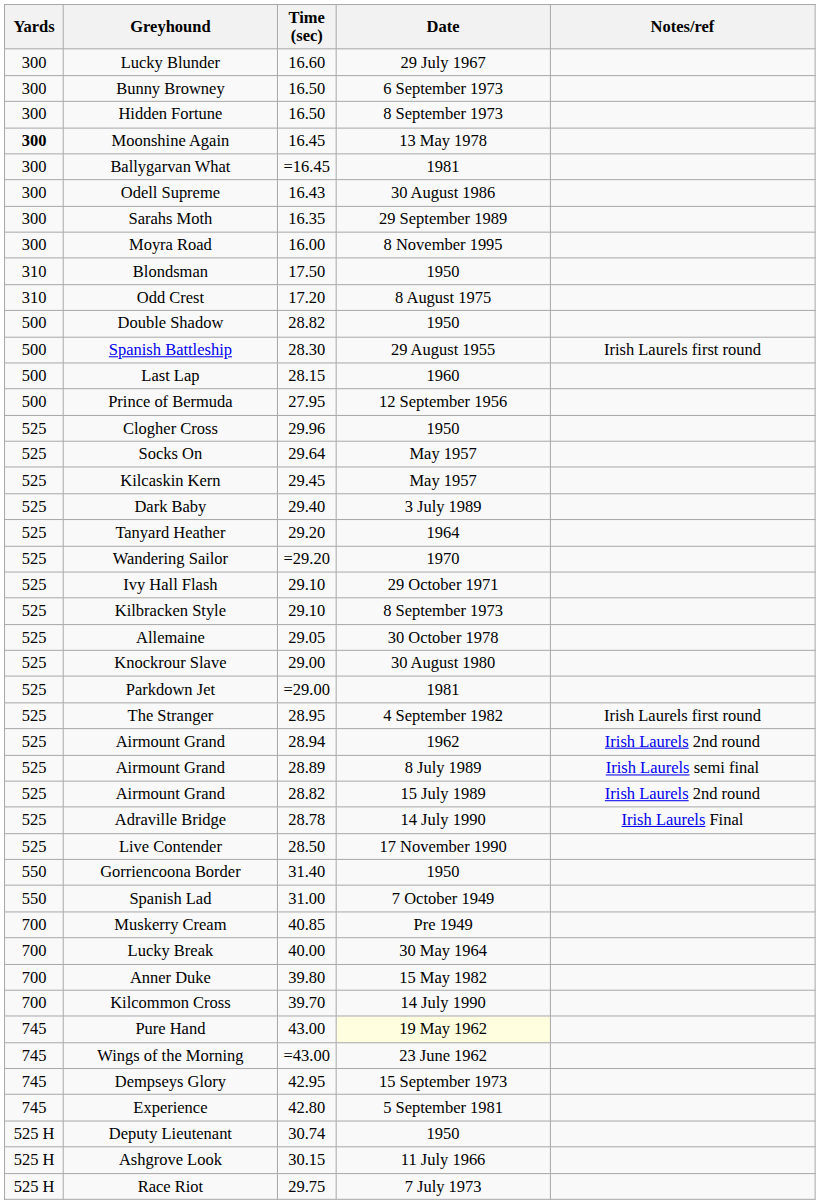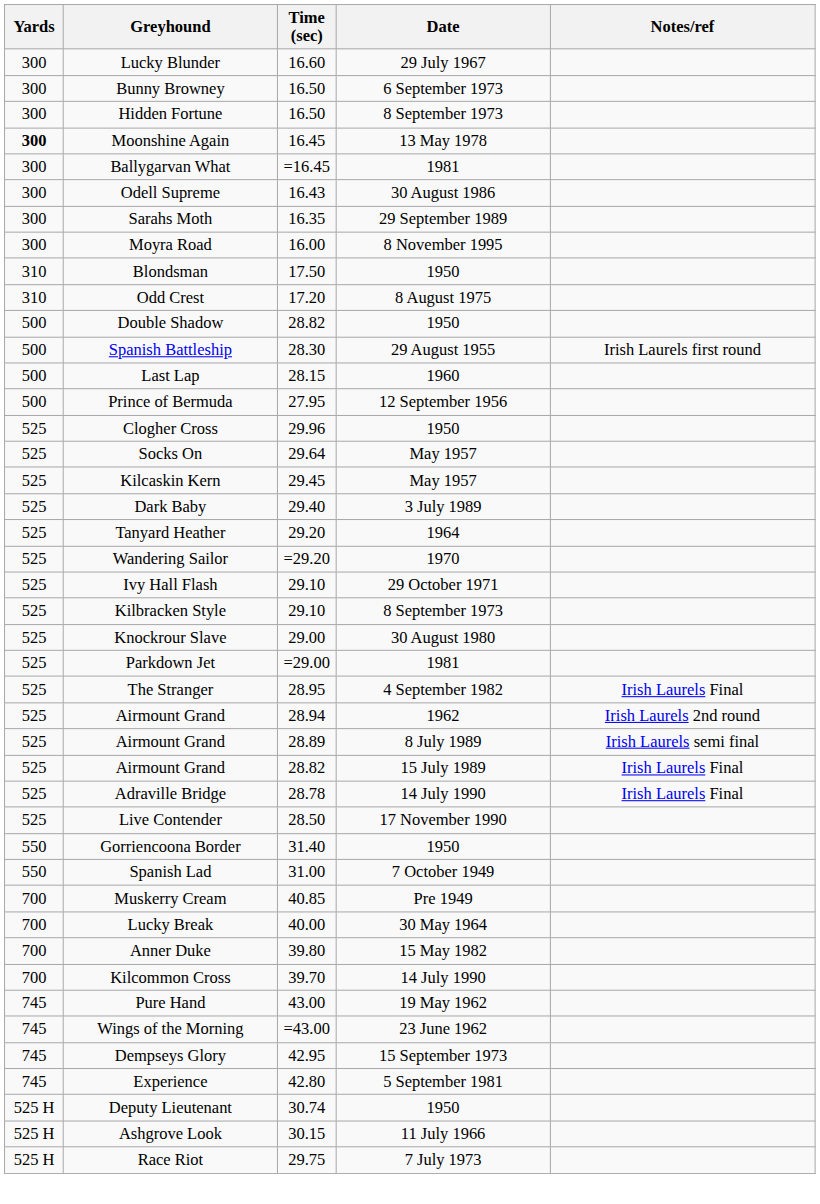- row: (170, 637)
(682, 715) Irish Laurels first round -> (682, 689) Irish Laurels Final
(682, 794) Irish Laurels 2nd round -> (682, 767) Irish Laurels Final
(443, 1029) lightyellow background -> (443, 1003) no background
